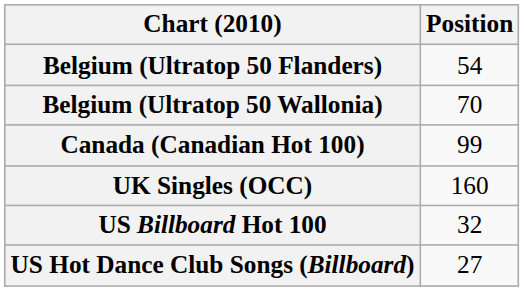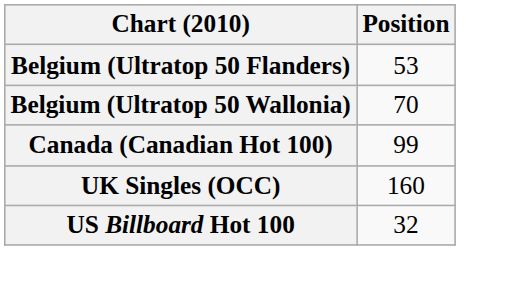(470, 64) 54 -> (406, 64) 53
- row: (213, 265)
